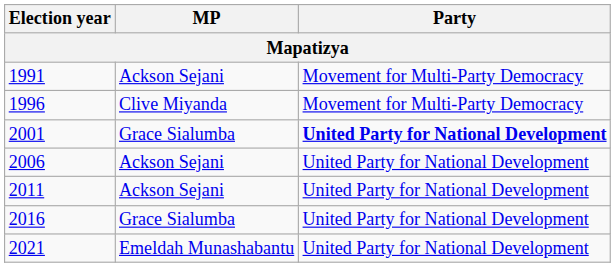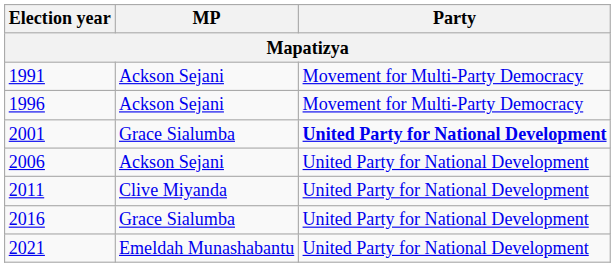(173, 104) Clive Miyanda -> (171, 104) Ackson Sejani
(171, 190) Ackson Sejani -> (173, 190) Clive Miyanda
